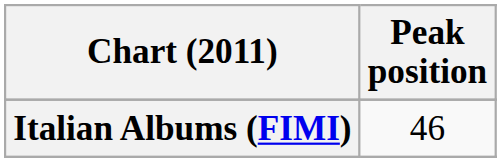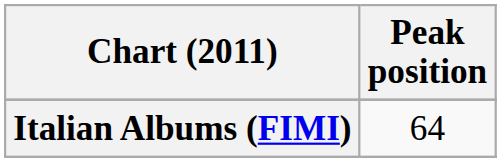(427, 127) 46 -> (427, 127) 64
